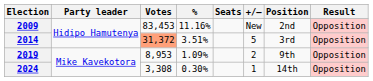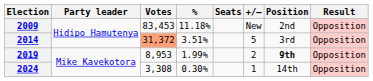(195, 26) 11.16% -> (195, 26) 11.18%
(195, 55) 1.09% -> (195, 55) 1.99%
(287, 55) normal -> (287, 55) bold
